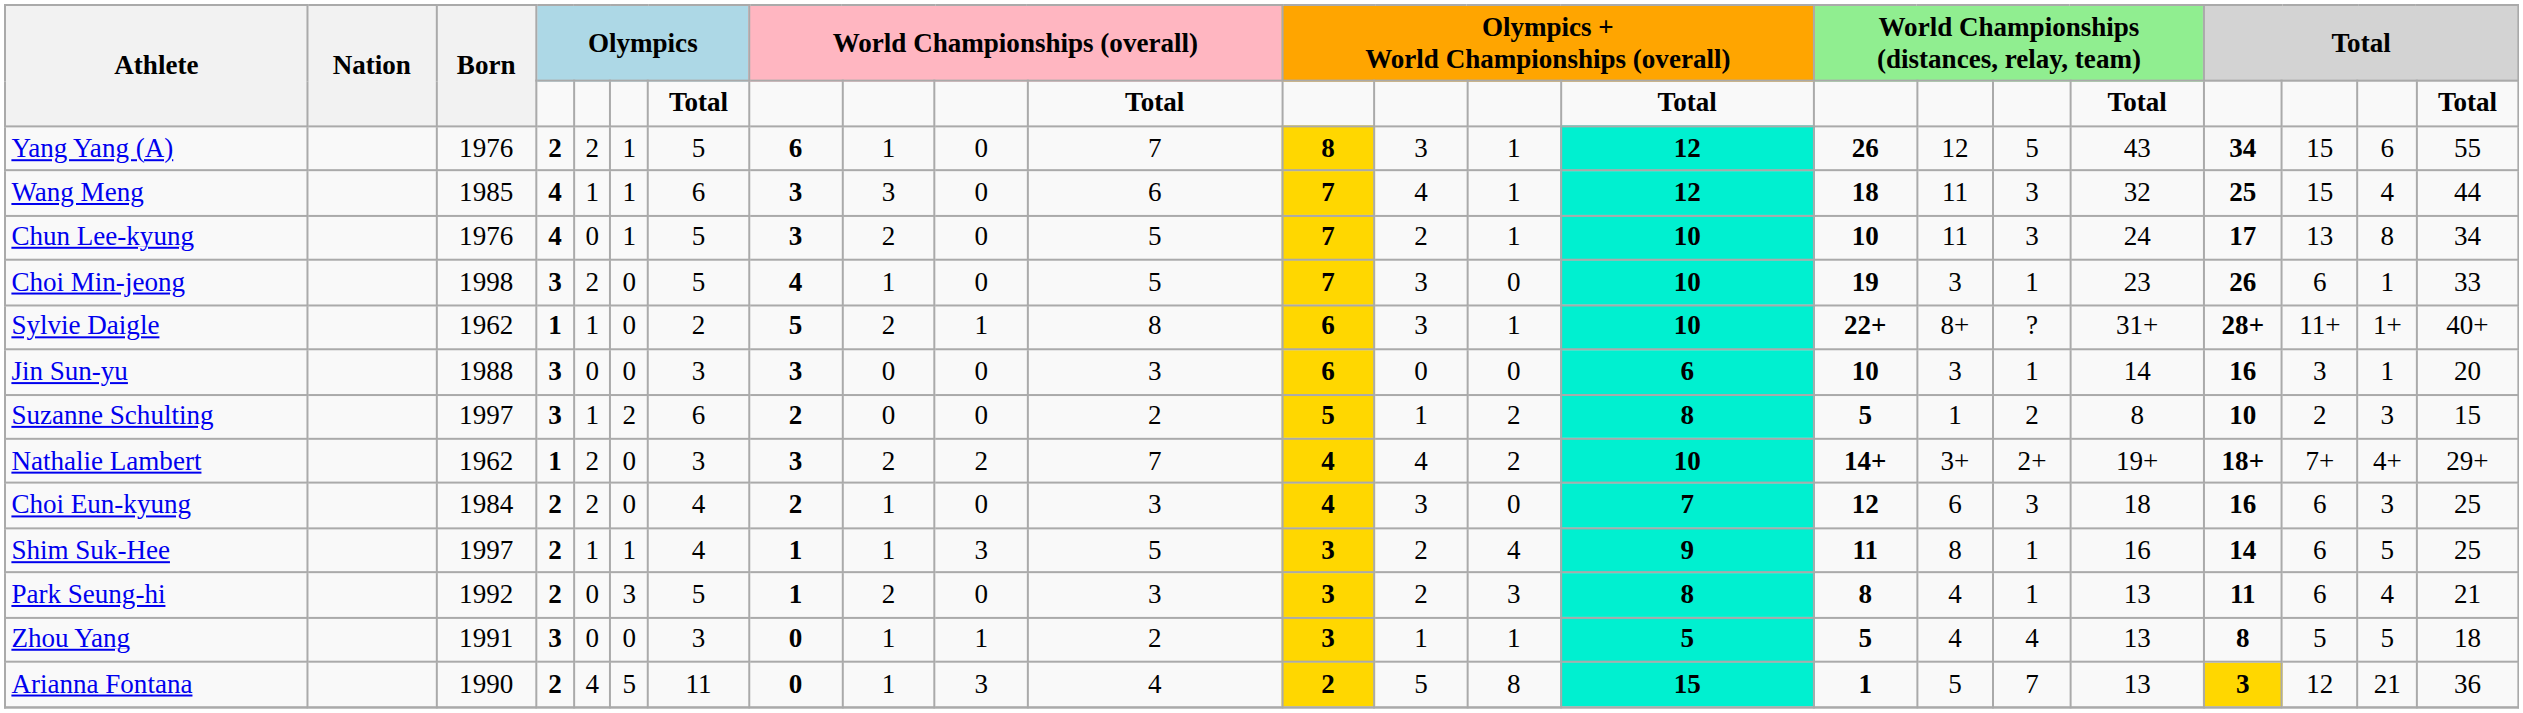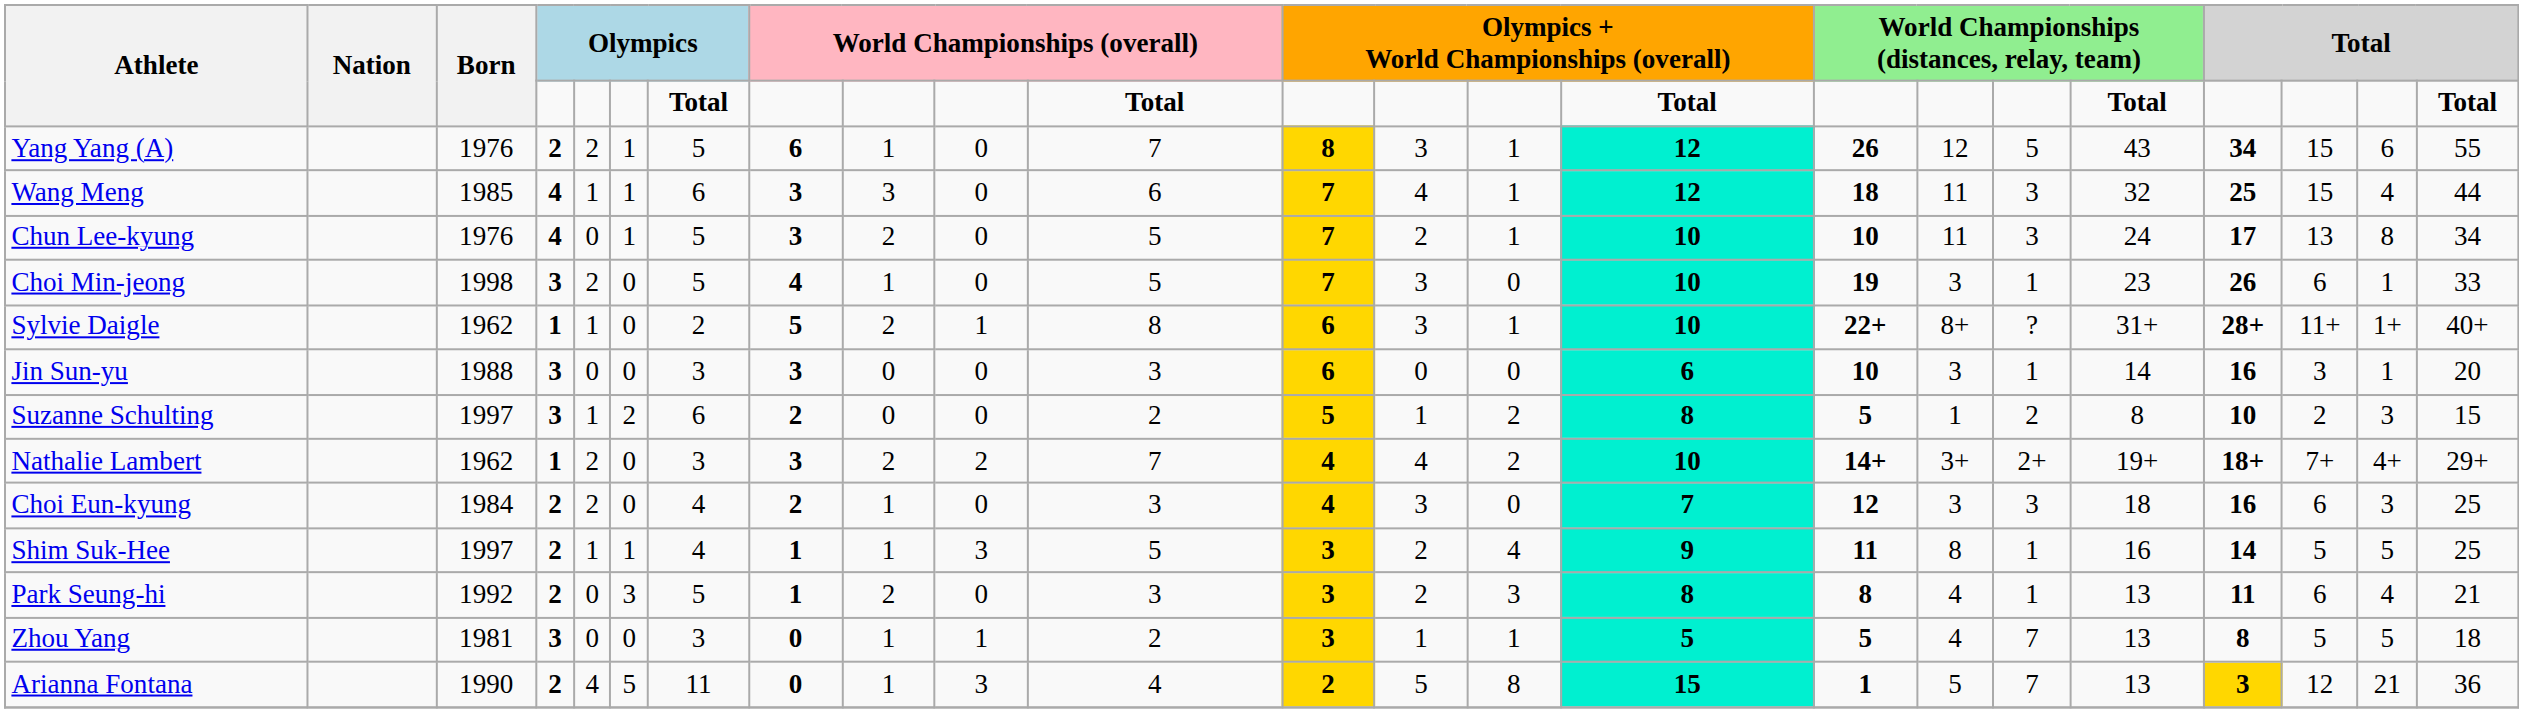(1955, 504) 6 -> (1955, 504) 3
(2320, 549) 6 -> (2320, 549) 5
(486, 638) 1991 -> (486, 638) 1981
(2032, 638) 4 -> (2032, 638) 7
